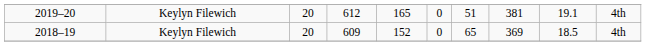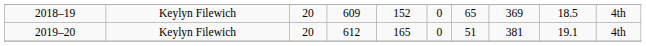rows swapped: (55, 31) <-> (55, 13)
